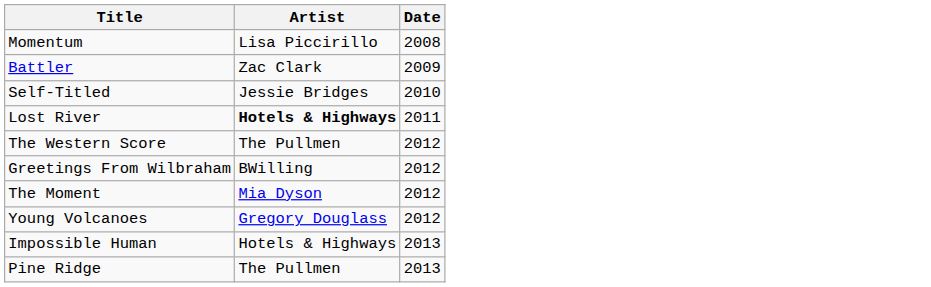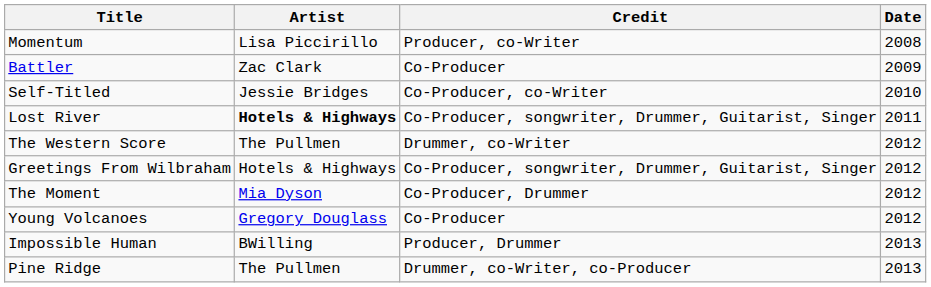+ column: (640, 17)
(276, 168) BWilling -> (317, 168) Hotels & Highways
(317, 244) Hotels & Highways -> (276, 244) BWilling
